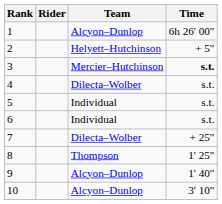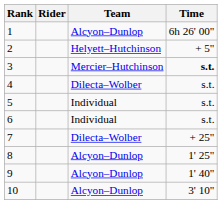(95, 155) Thompson -> (107, 155) Alcyon–Dunlop
